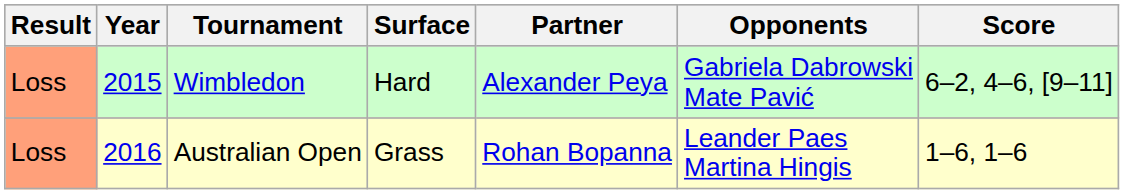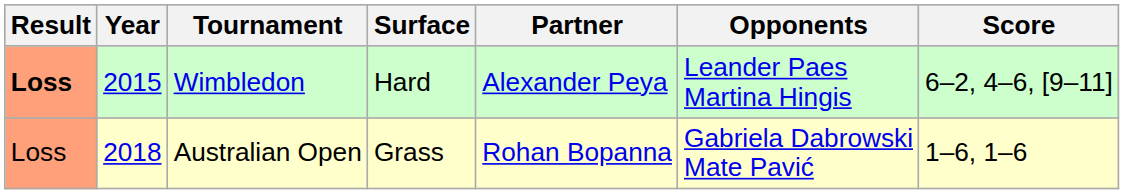(39, 81) normal -> (41, 81) bold
(799, 81) Gabriela Dabrowski Mate Pavić -> (768, 81) Leander Paes Martina Hingis
(132, 152) 2016 -> (132, 152) 2018
(768, 152) Leander Paes Martina Hingis -> (799, 152) Gabriela Dabrowski Mate Pavić
